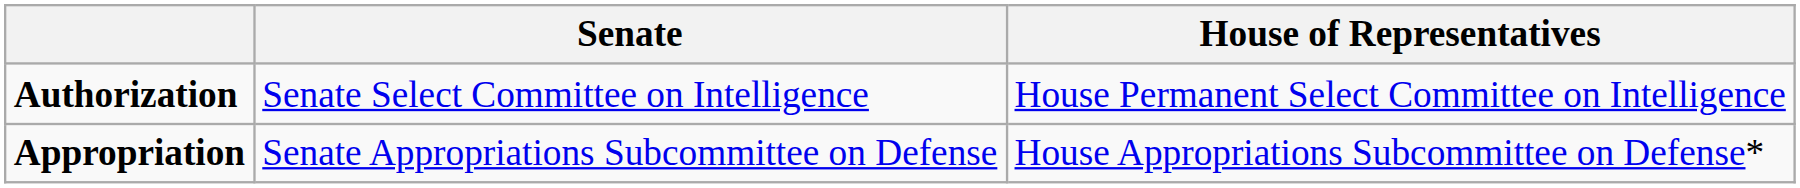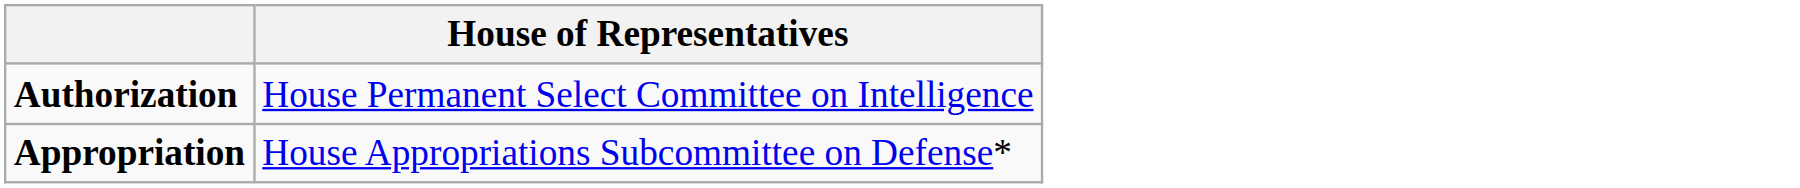- column: (630, 34)
